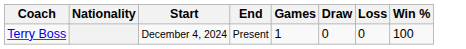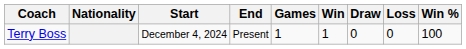+ column: (333, 14)
